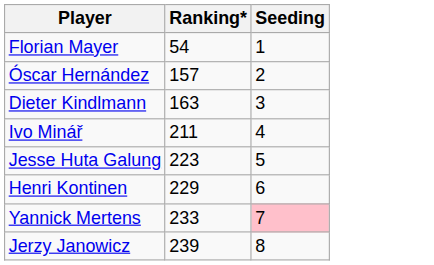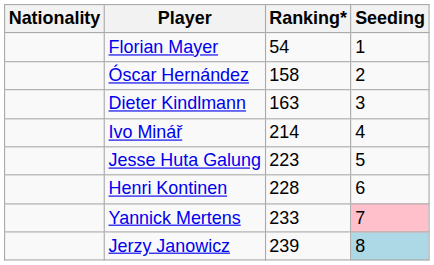+ column: (54, 18)
(184, 75) 157 -> (284, 75) 158
(184, 132) 211 -> (284, 132) 214
(184, 189) 229 -> (284, 189) 228
(260, 246) no background -> (360, 246) lightblue background
